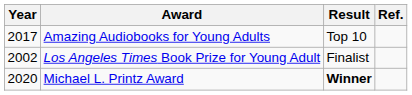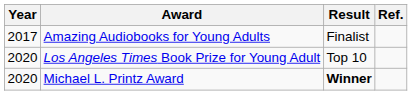(347, 36) Top 10 -> (348, 36) Finalist
(22, 57) 2002 -> (22, 57) 2020
(348, 57) Finalist -> (347, 57) Top 10
